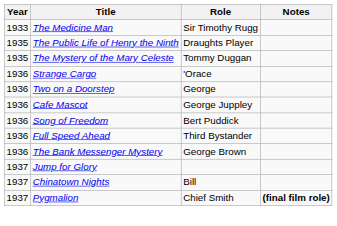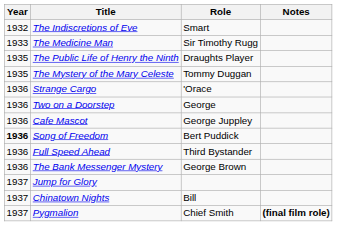+ row: (85, 27)
(17, 120) normal -> (17, 136) bold
